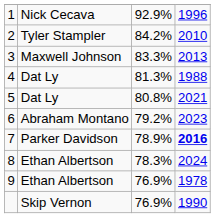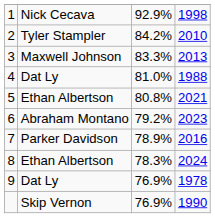(193, 14) 1996 -> (193, 14) 1998
(153, 77) 81.3% -> (153, 77) 81.0%
(40, 98) Dat Ly -> (67, 98) Ethan Albertson
(193, 139) bold -> (193, 139) normal
(67, 181) Ethan Albertson -> (40, 181) Dat Ly
